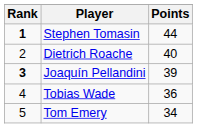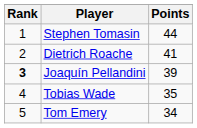(23, 34) bold -> (23, 34) normal
(170, 53) 40 -> (170, 53) 41
(170, 93) 36 -> (170, 93) 35
